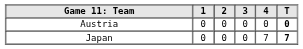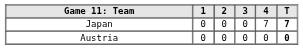rows swapped: (99, 37) <-> (99, 24)
